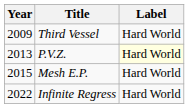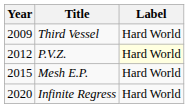(20, 53) 2013 -> (20, 53) 2012
(20, 93) 2022 -> (20, 93) 2020
